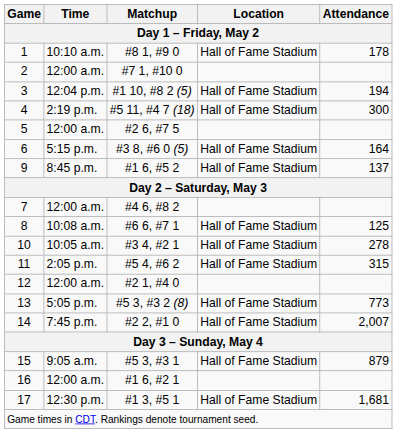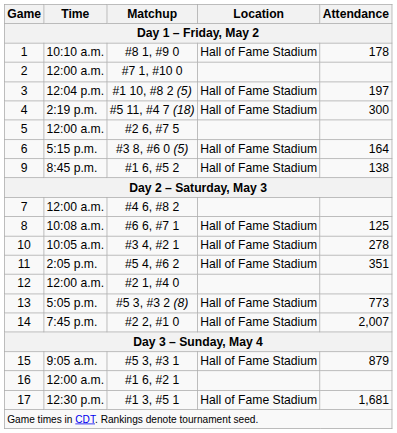(379, 91) 194 -> (379, 91) 197
(379, 168) 137 -> (379, 168) 138
(379, 264) 315 -> (379, 264) 351
